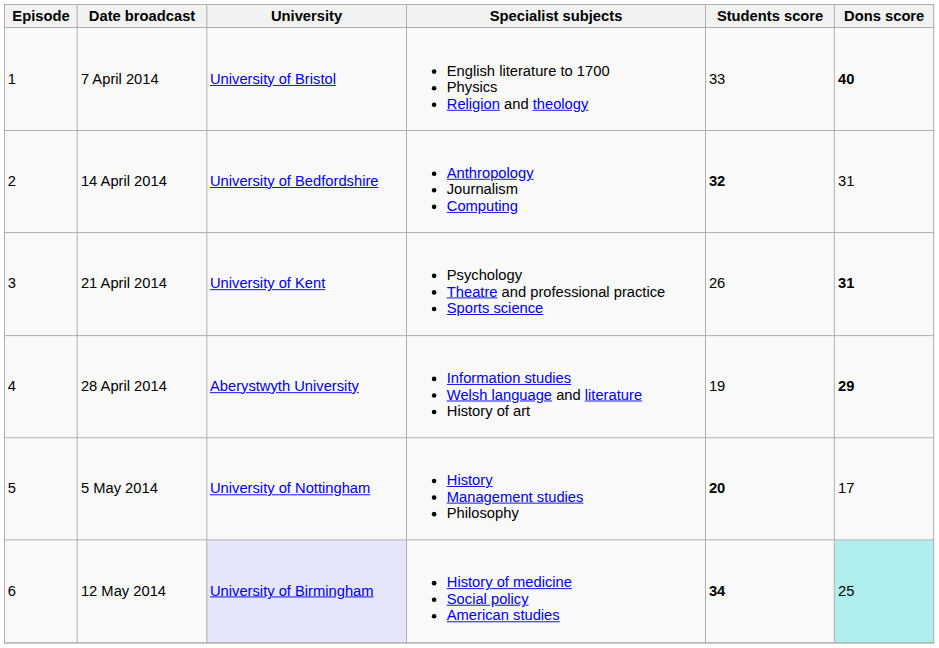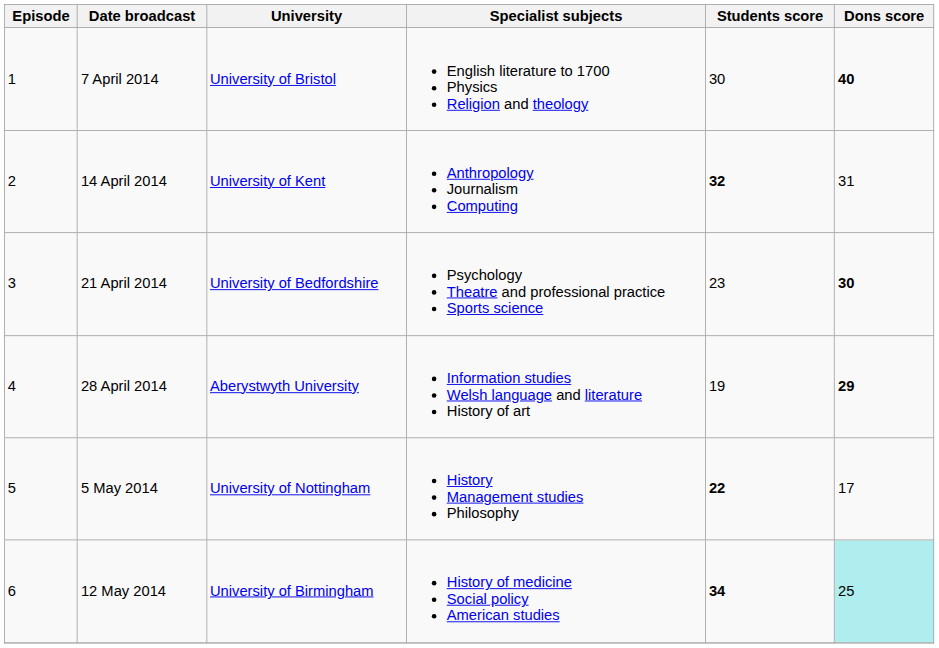(717, 79) 33 -> (717, 79) 30
(294, 181) University of Bedfordshire -> (268, 181) University of Kent
(268, 284) University of Kent -> (294, 284) University of Bedfordshire
(717, 284) 26 -> (717, 284) 23
(846, 284) 31 -> (846, 284) 30
(717, 488) 20 -> (717, 488) 22
(292, 591) lavender background -> (292, 591) no background
